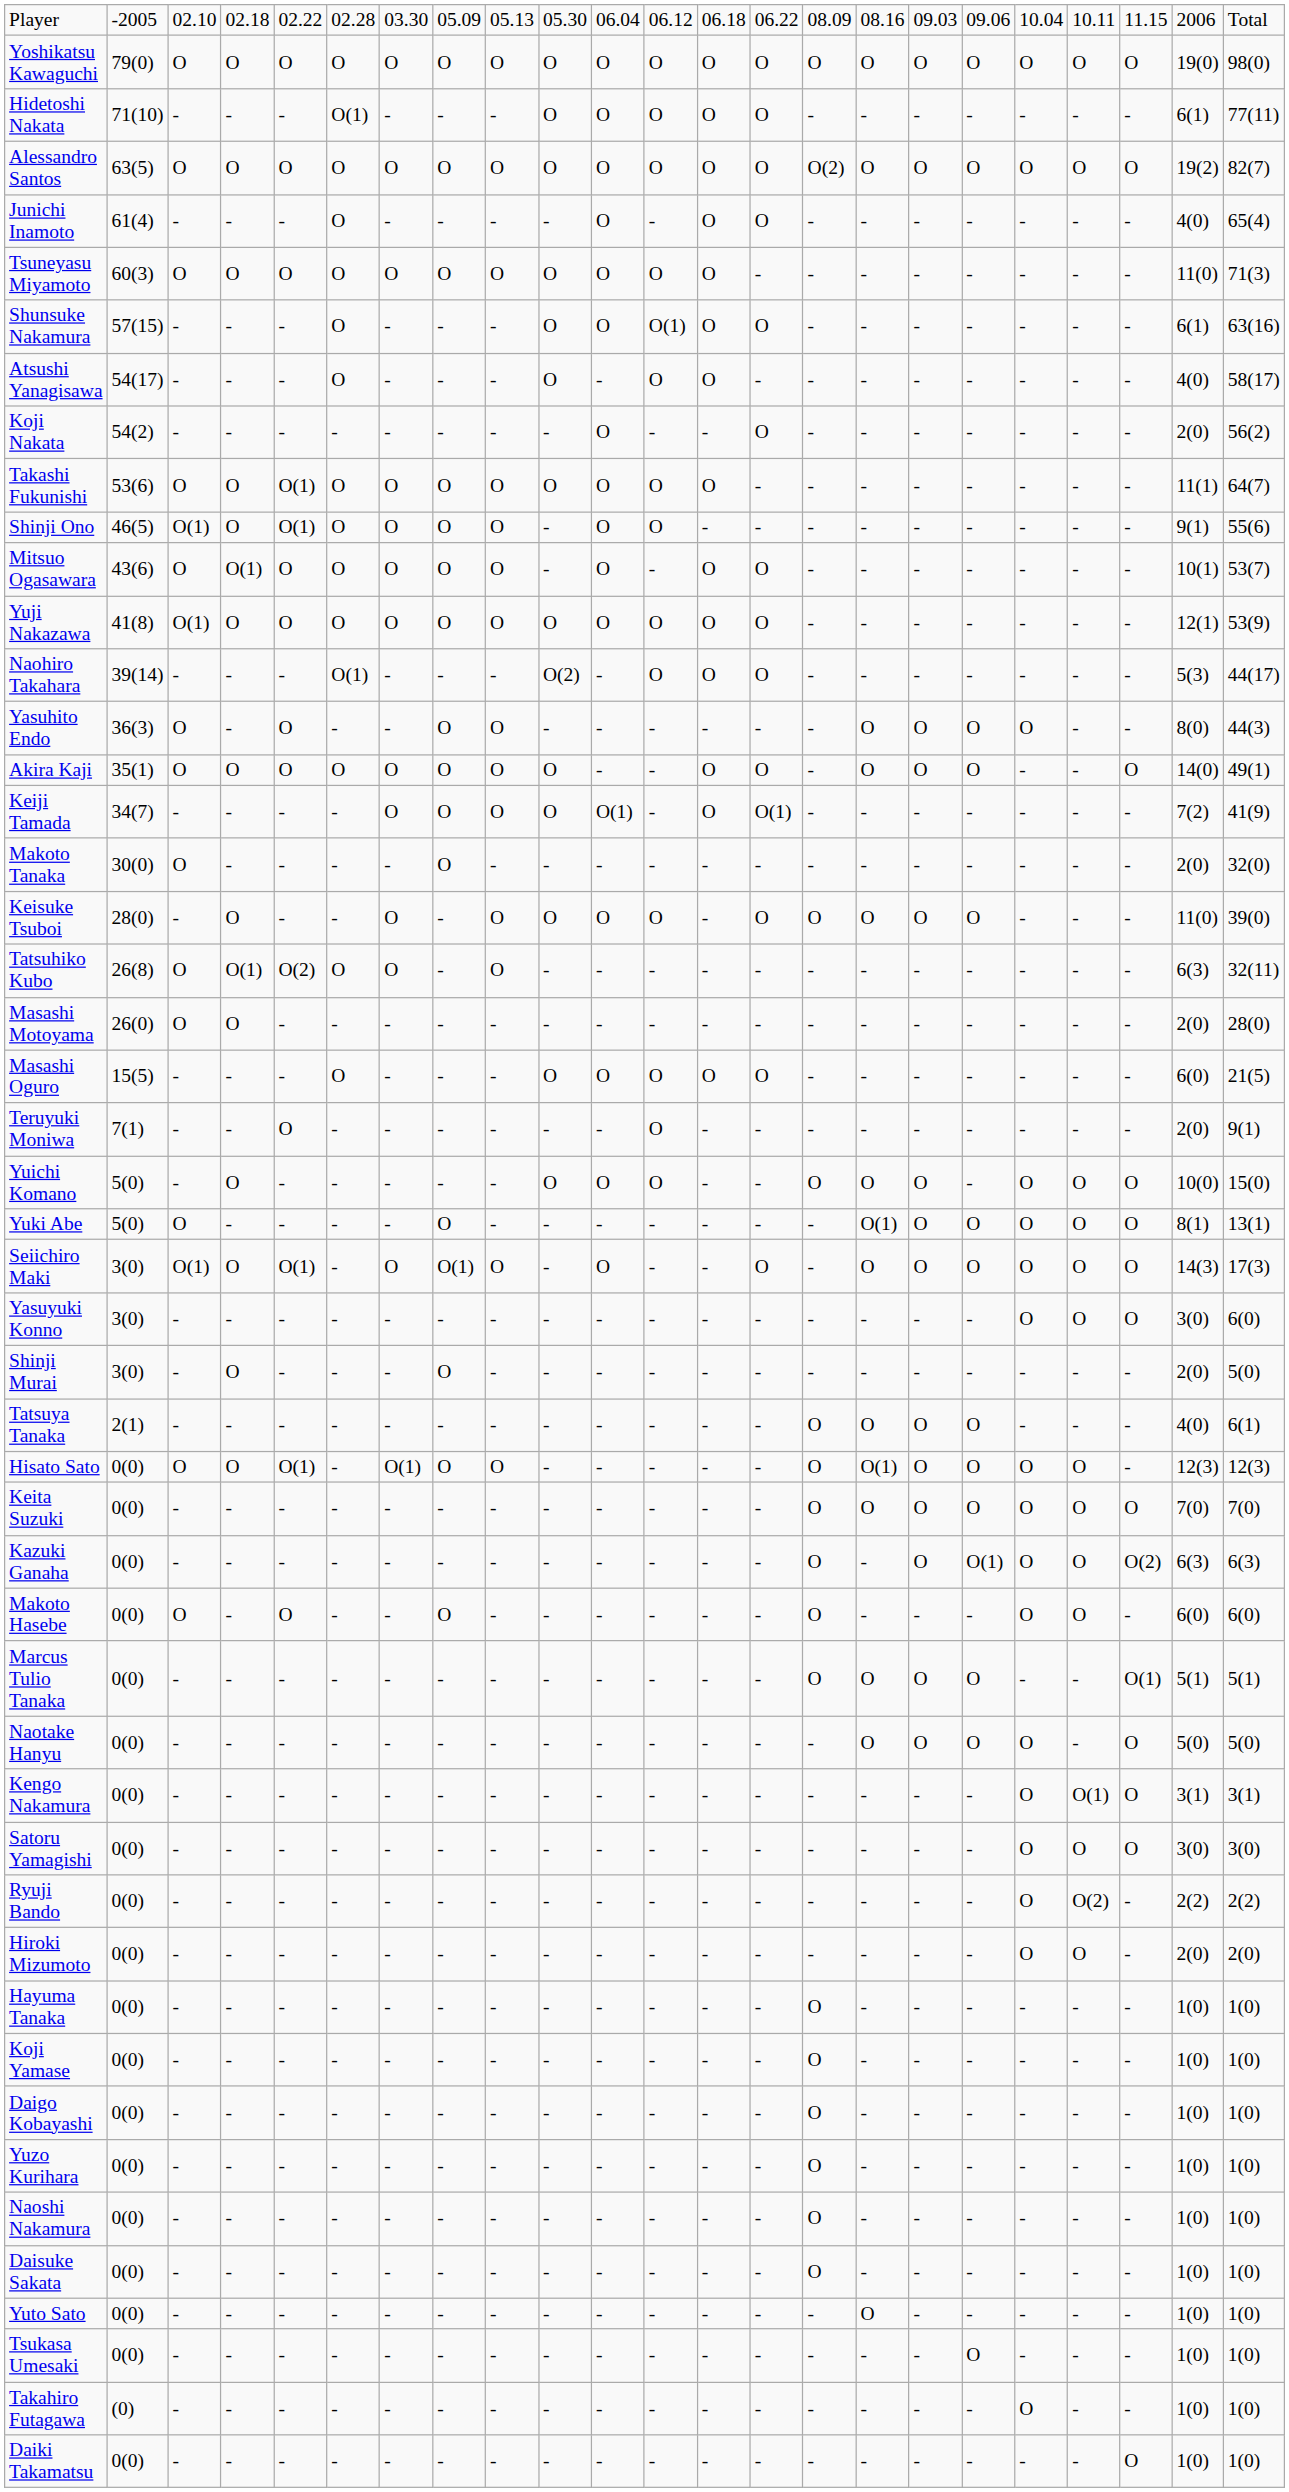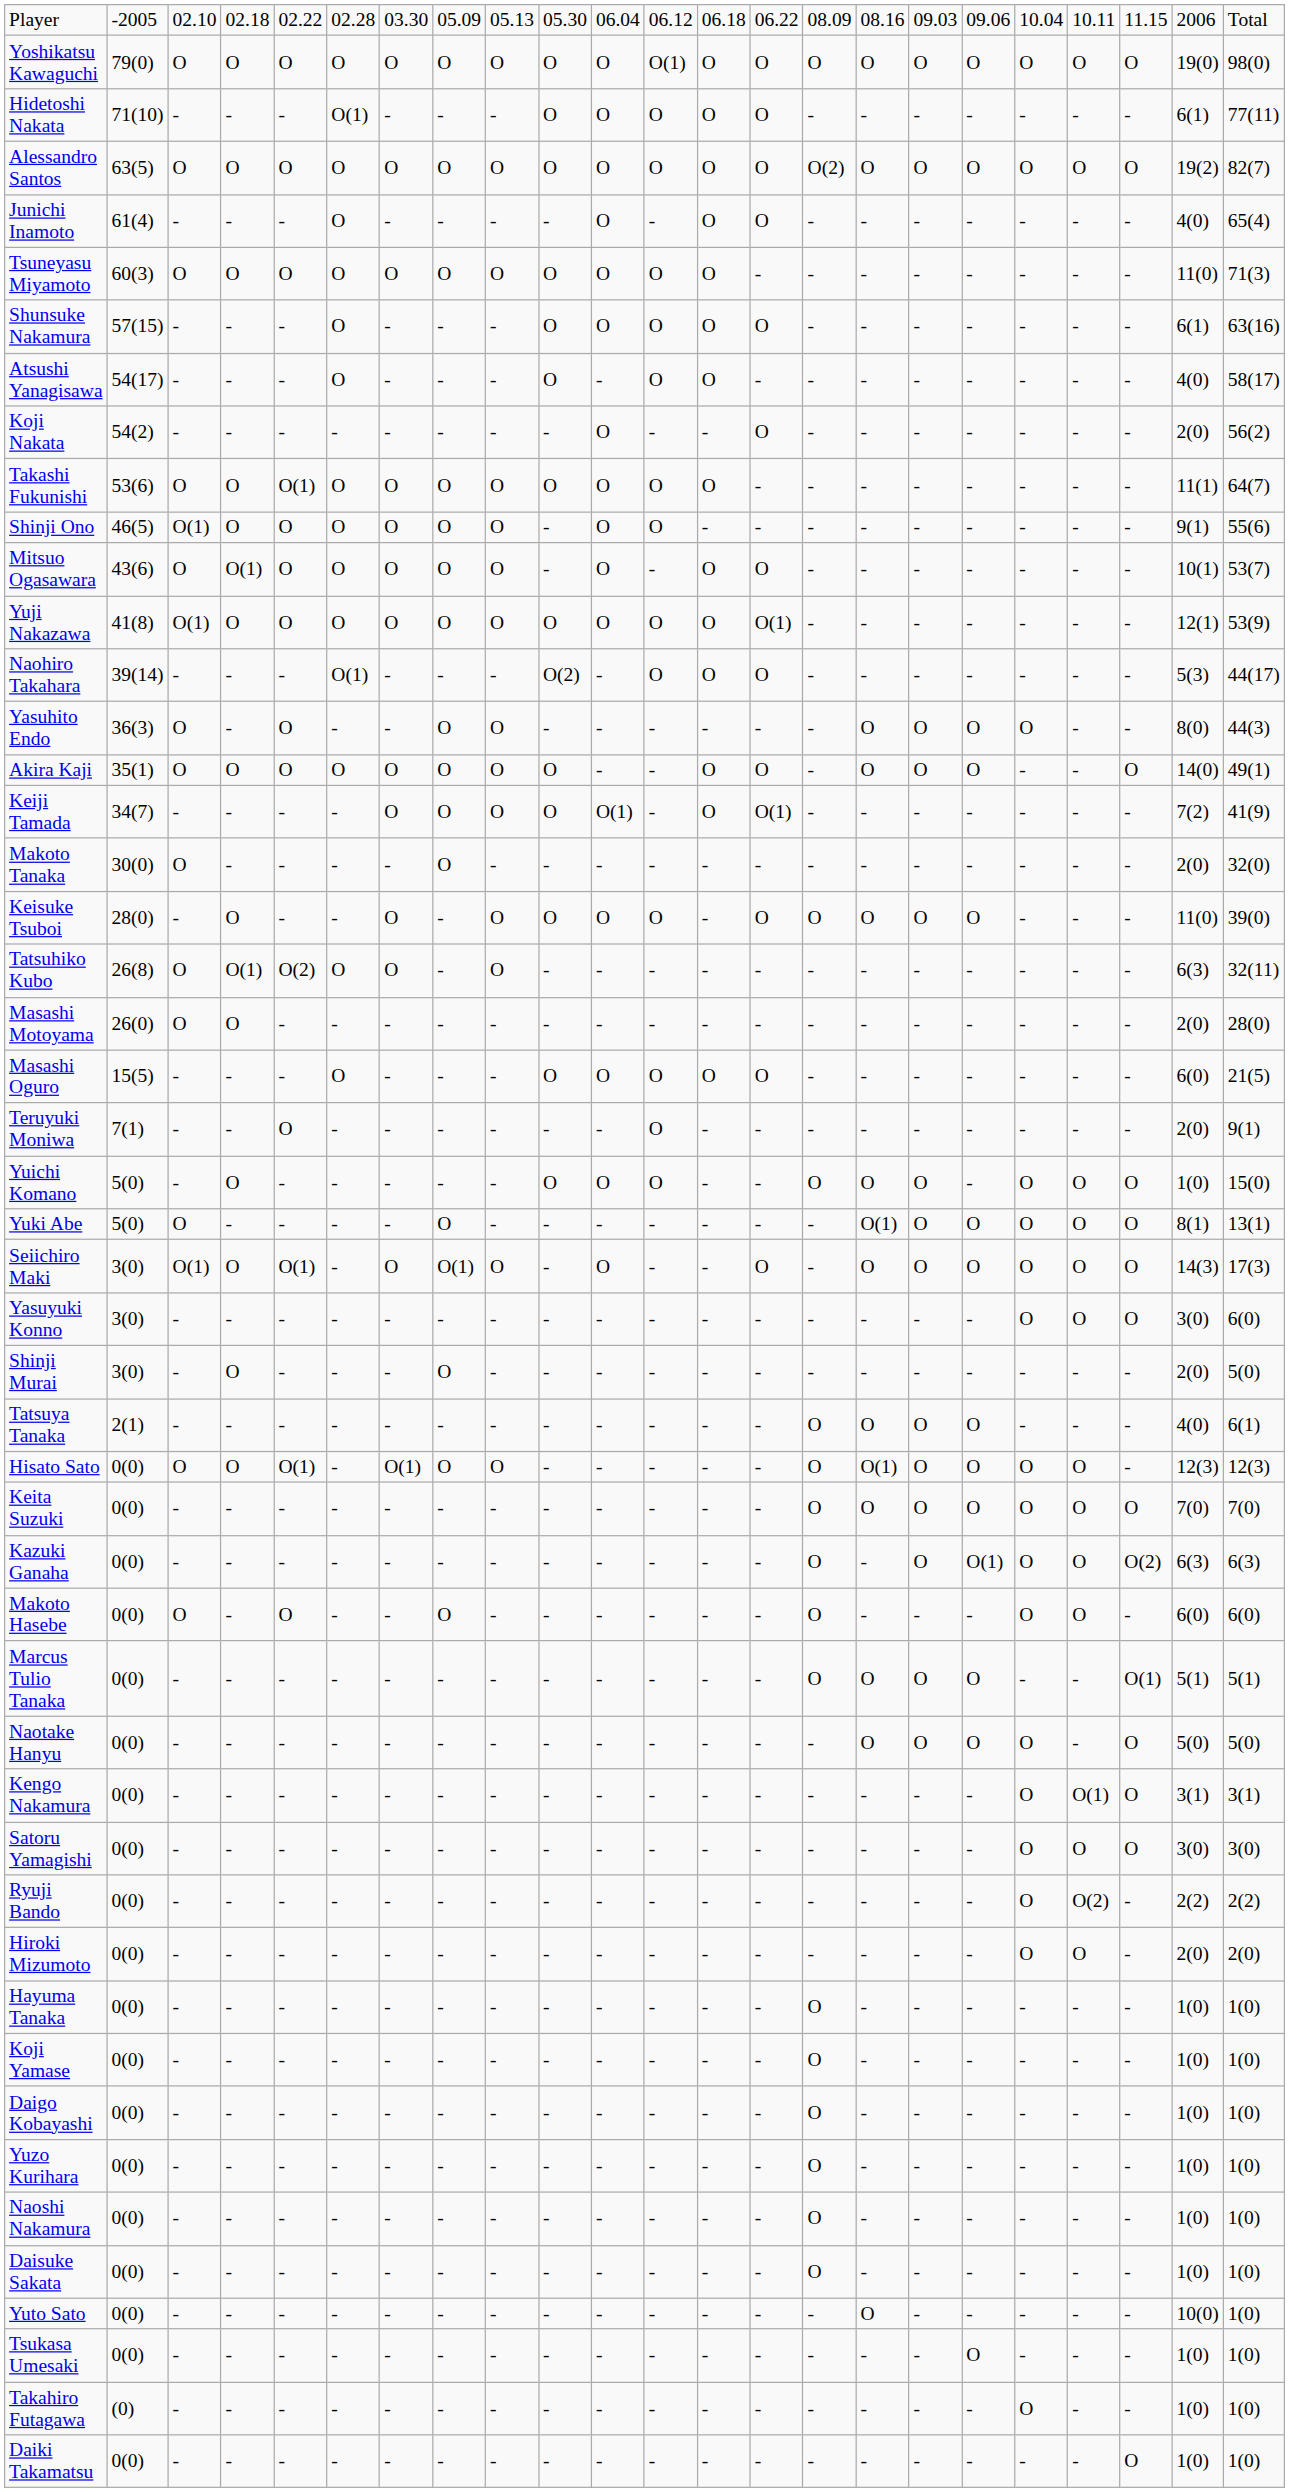(656, 61) O -> (667, 61) O(1)
(667, 326) O(1) -> (656, 326) O
(297, 527) O(1) -> (285, 527) O
(762, 622) O -> (773, 622) O(1)
(1198, 1182) 10(0) -> (1193, 1182) 1(0)
(1193, 2313) 1(0) -> (1198, 2313) 10(0)
